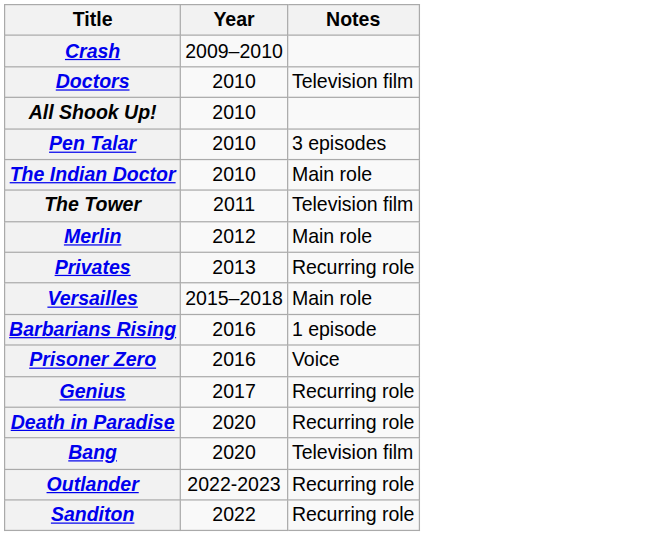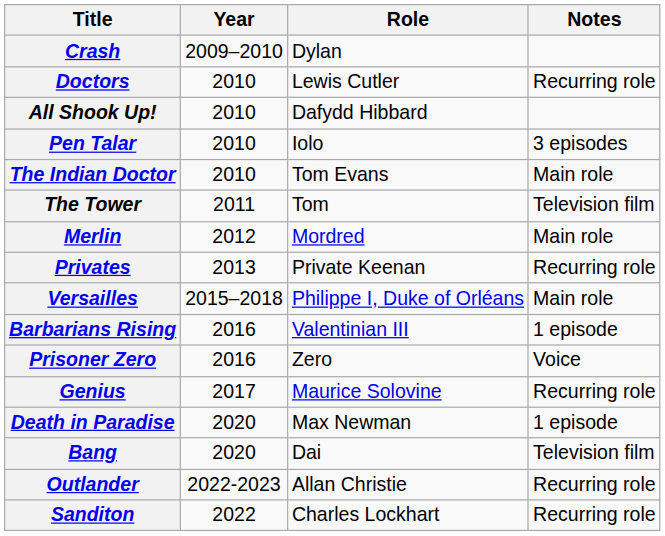+ column: (408, 19)
(353, 81) Television film -> (594, 81) Recurring role
(353, 422) Recurring role -> (575, 422) 1 episode
